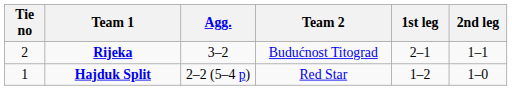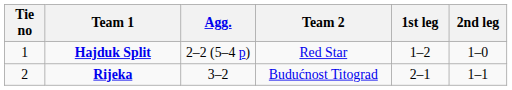rows swapped: (113, 74) <-> (113, 52)
